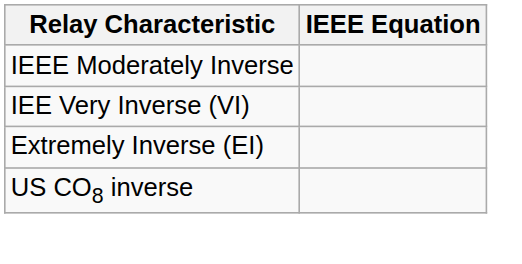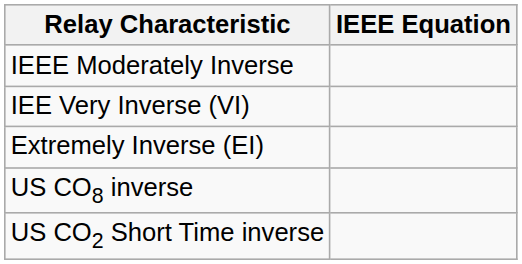+ row: (167, 236)
